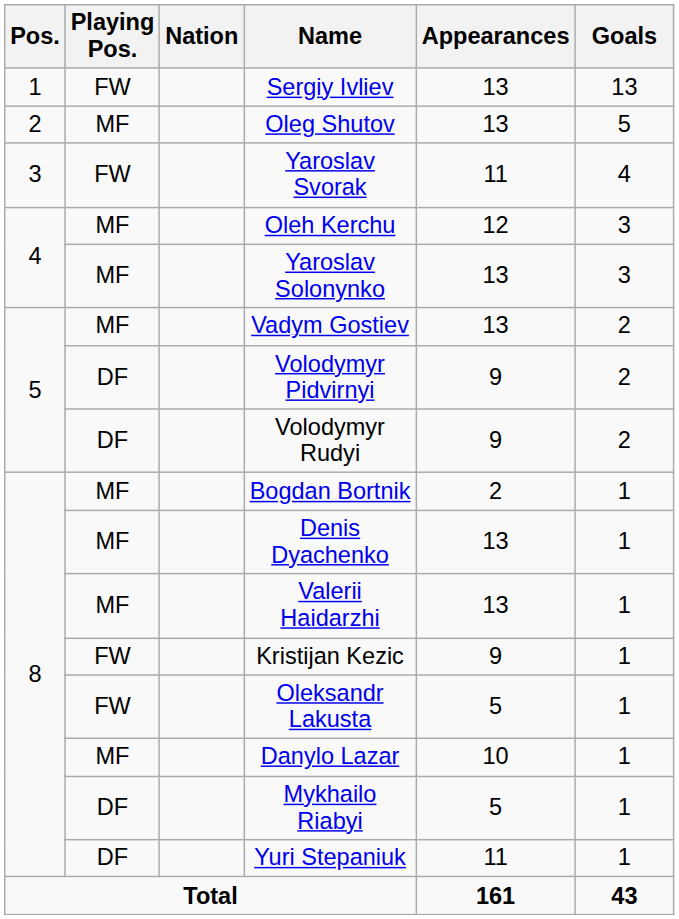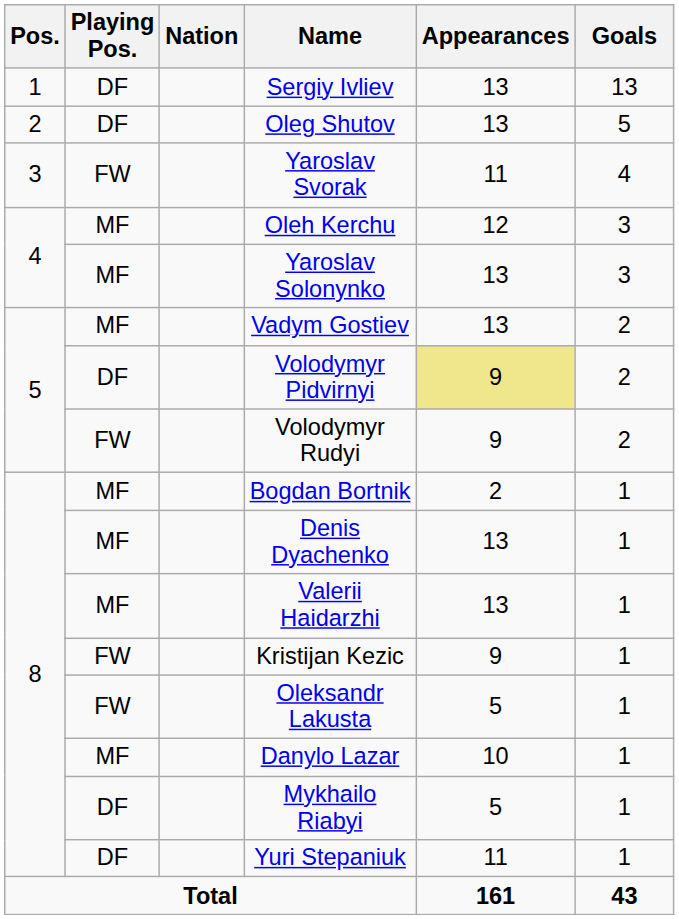(113, 86) FW -> (112, 86) DF
(112, 124) MF -> (112, 124) DF
(496, 376) no background -> (496, 376) khaki background
(112, 440) DF -> (113, 440) FW
